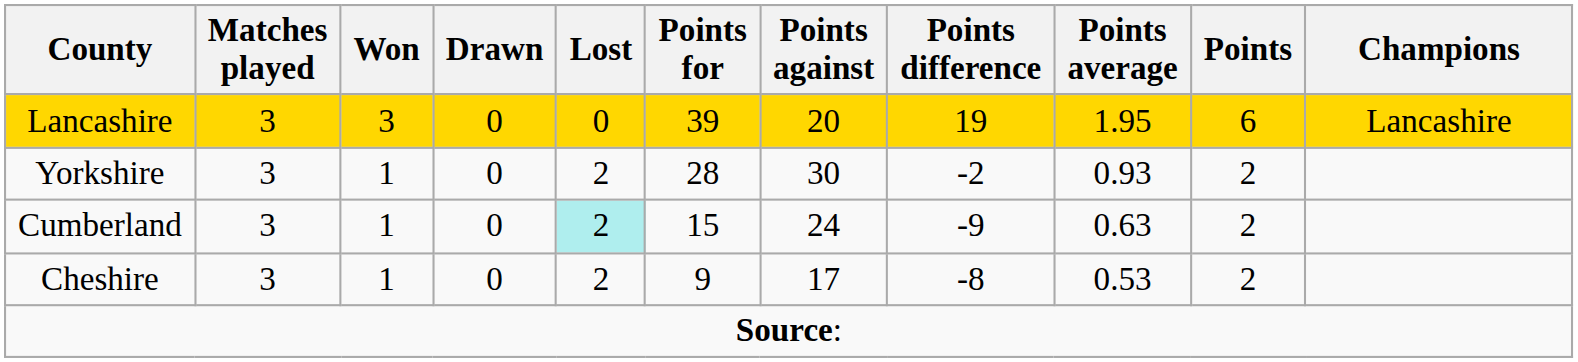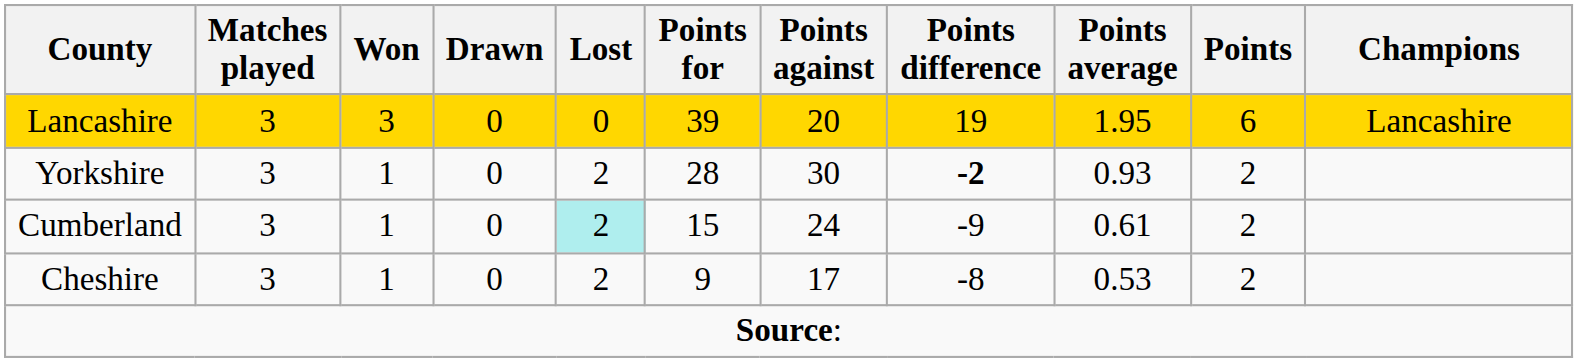(971, 173) normal -> (971, 173) bold
(1123, 225) 0.63 -> (1123, 225) 0.61
